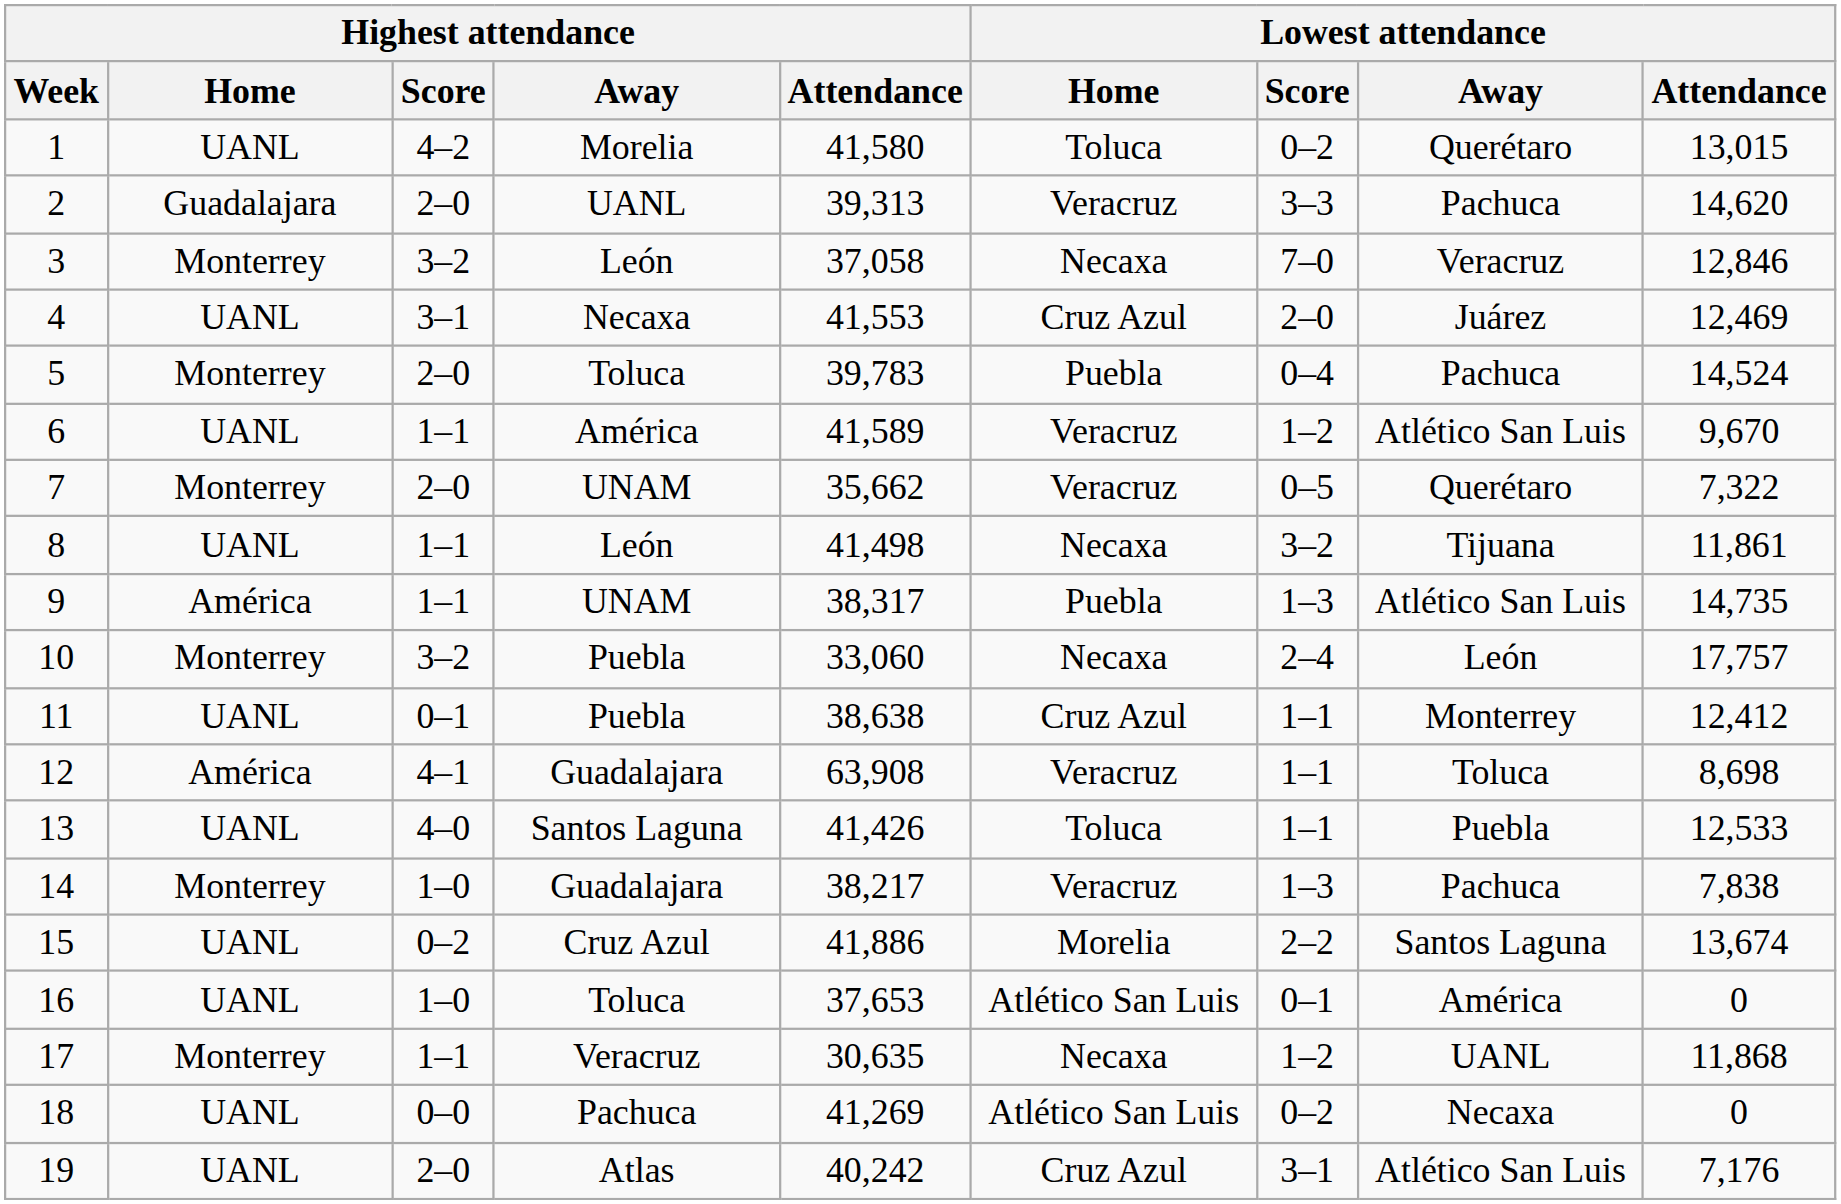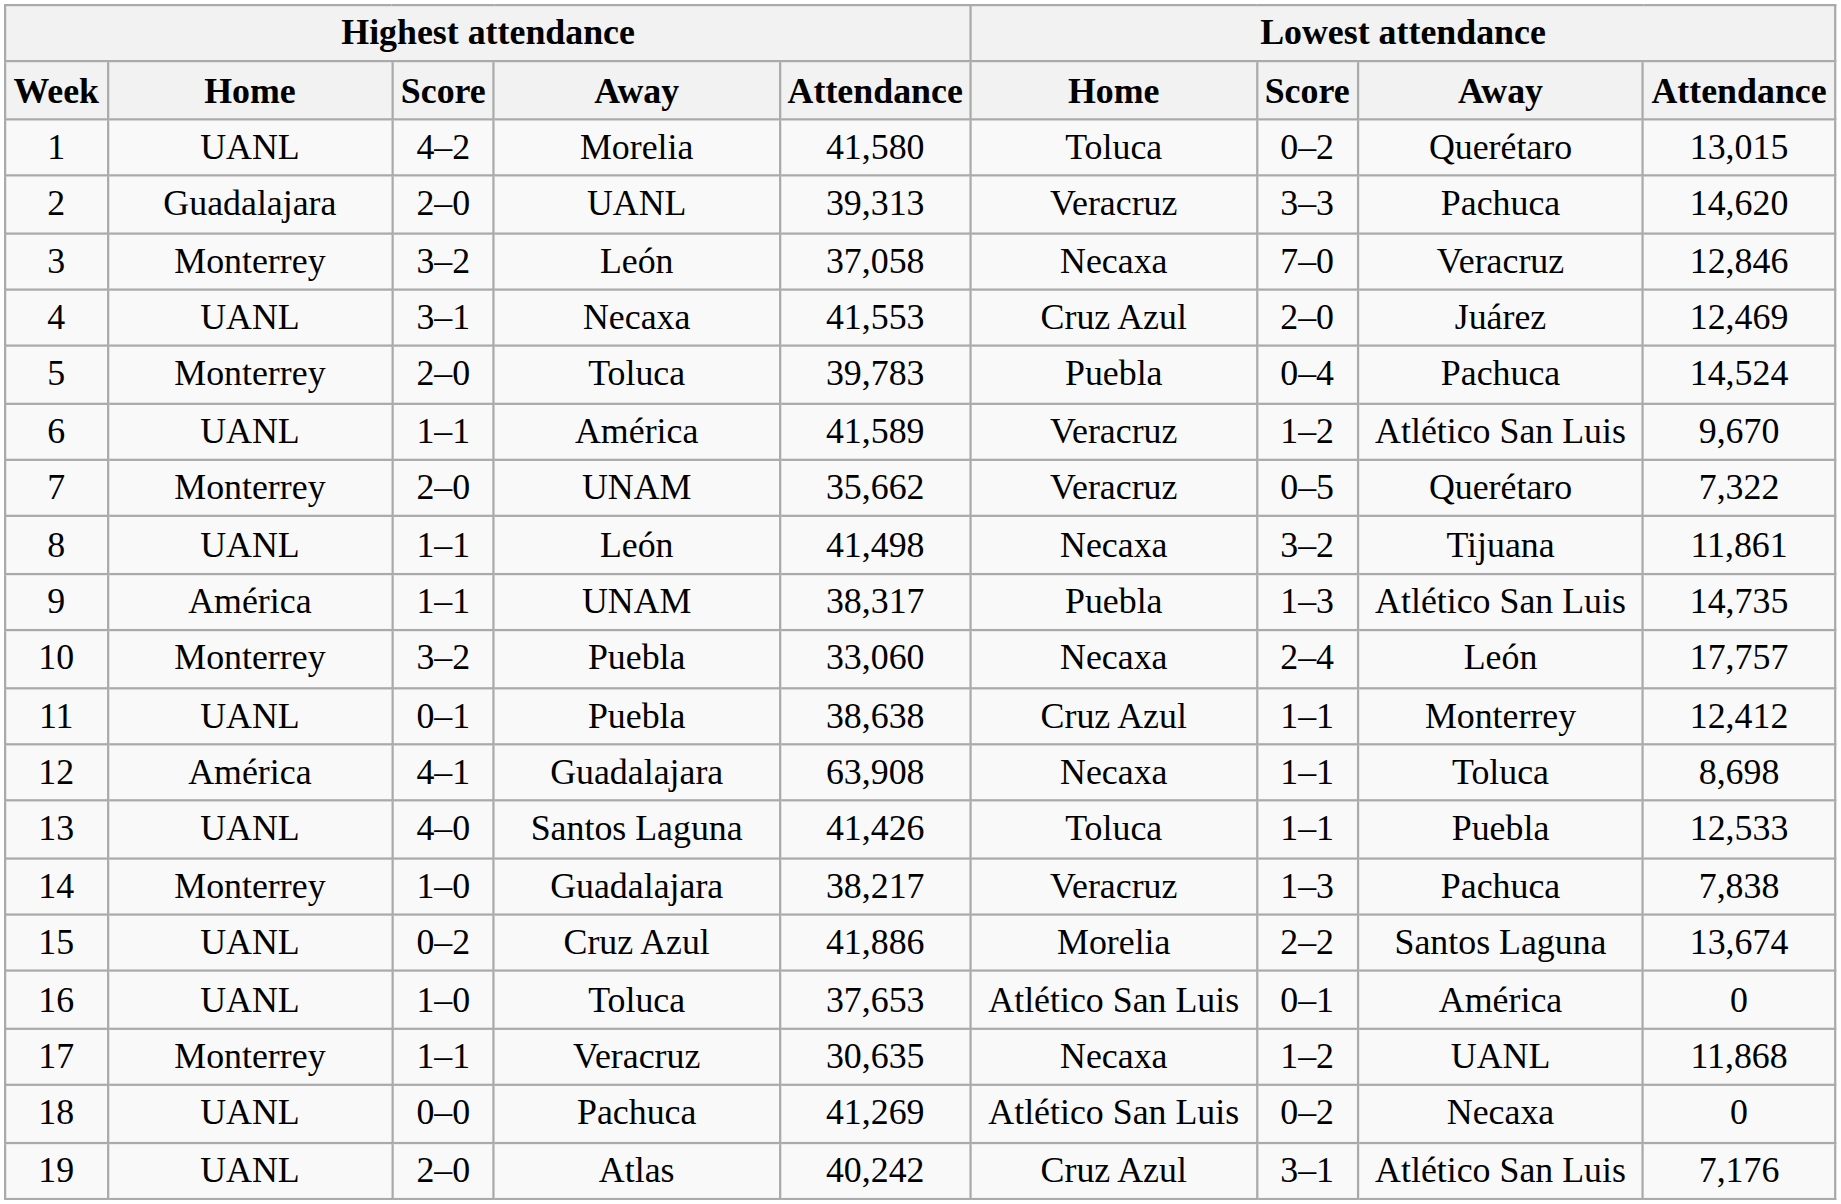(1114, 771) Veracruz -> (1114, 771) Necaxa
